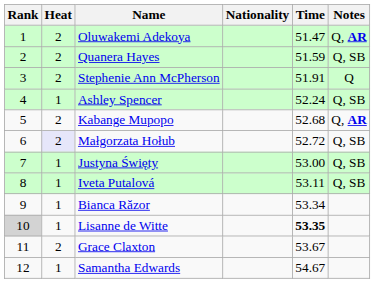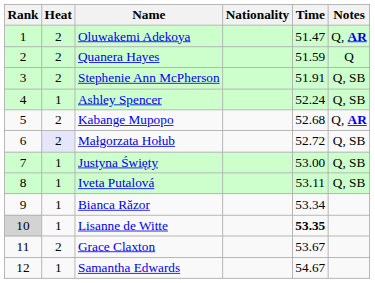(349, 57) Q, SB -> (349, 57) Q
(349, 78) Q -> (349, 78) Q, SB
